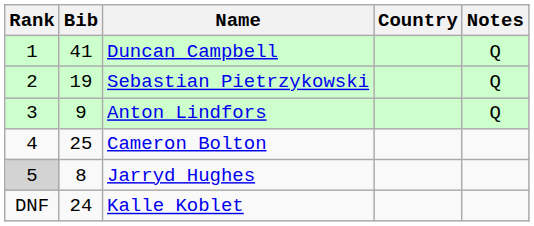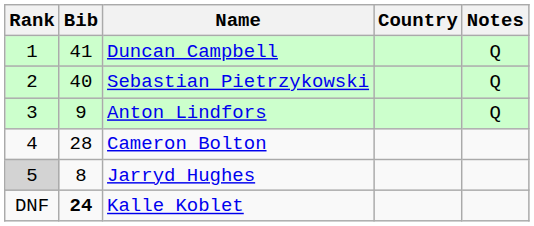(81, 82) 19 -> (81, 82) 40
(81, 144) 25 -> (81, 144) 28
(81, 206) normal -> (81, 206) bold
